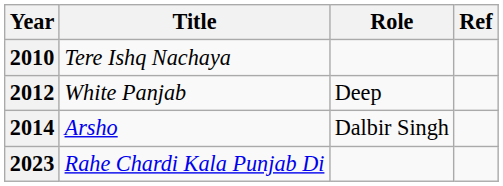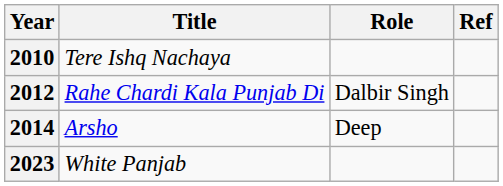(125, 92) White Panjab -> (194, 92) Rahe Chardi Kala Punjab Di
(358, 92) Deep -> (392, 92) Dalbir Singh
(392, 127) Dalbir Singh -> (358, 127) Deep
(194, 163) Rahe Chardi Kala Punjab Di -> (125, 163) White Panjab
